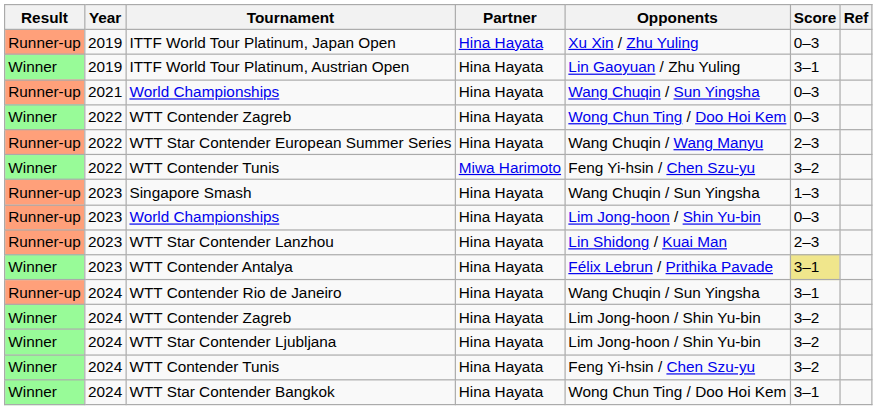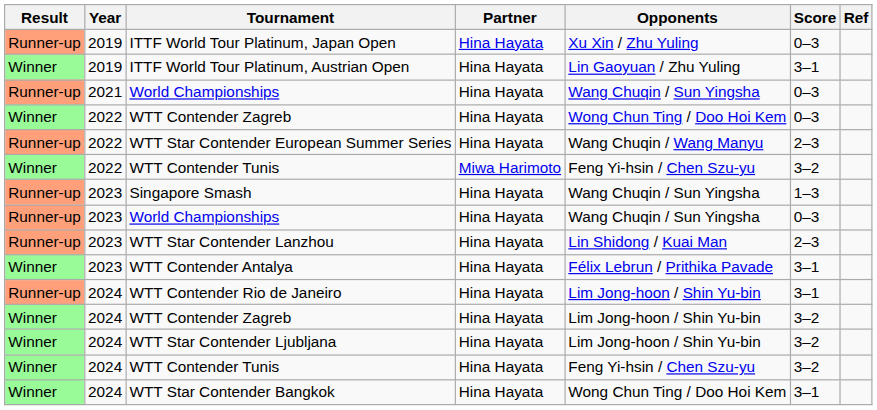(665, 217) Lim Jong-hoon / Shin Yu-bin -> (664, 217) Wang Chuqin / Sun Yingsha
(806, 267) khaki background -> (806, 267) no background
(664, 292) Wang Chuqin / Sun Yingsha -> (665, 292) Lim Jong-hoon / Shin Yu-bin
